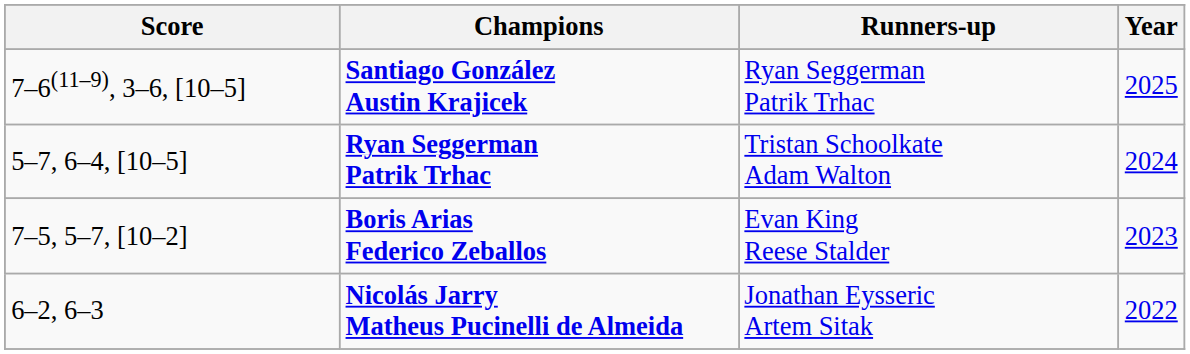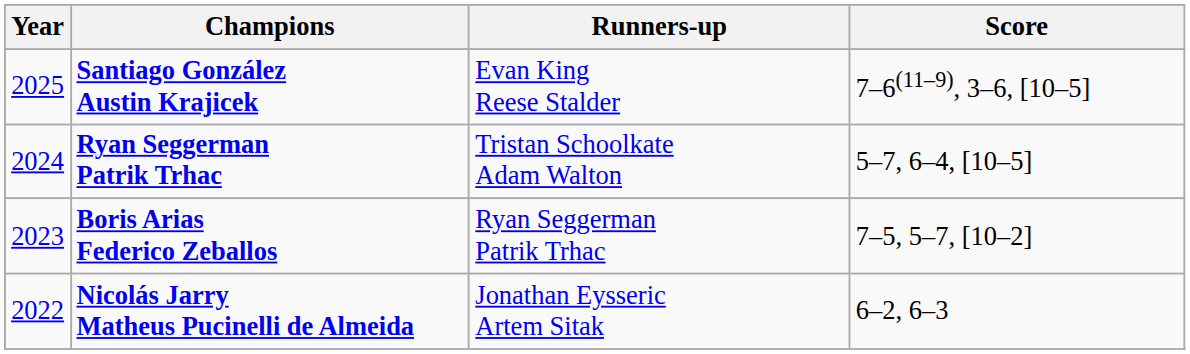columns swapped: (1151, 26) <-> (172, 26)
(835, 86) Ryan Seggerman Patrik Trhac -> (548, 86) Evan King Reese Stalder
(817, 236) Evan King Reese Stalder -> (566, 236) Ryan Seggerman Patrik Trhac
